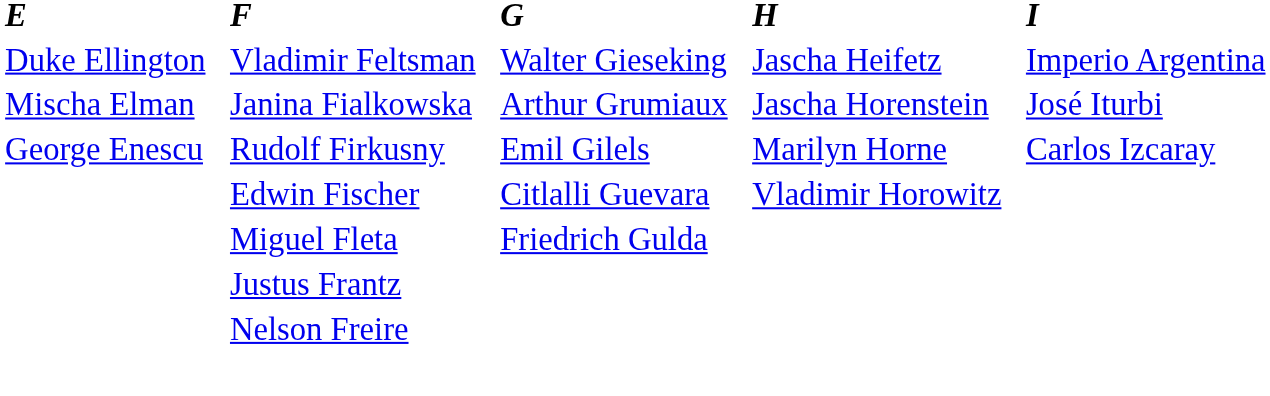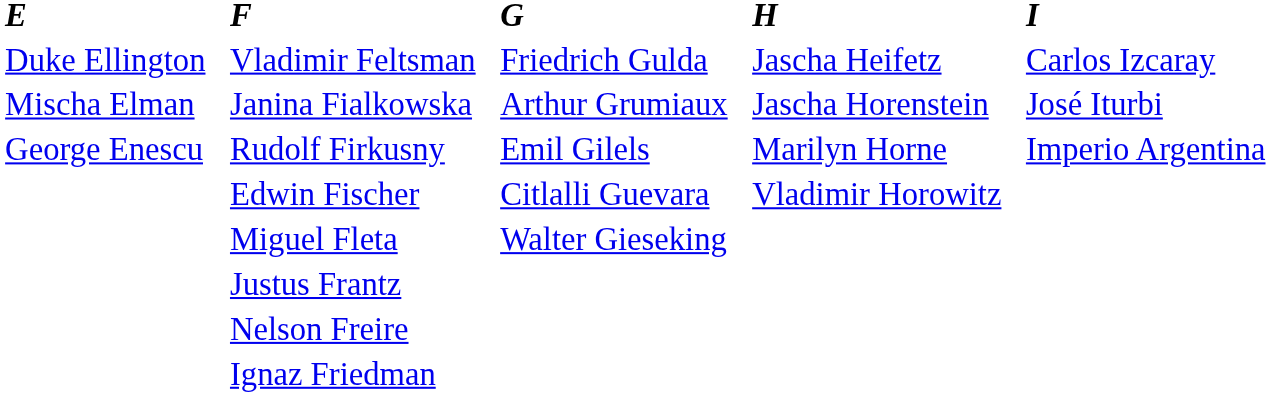(613, 59) Walter Gieseking -> (604, 59) Friedrich Gulda
(1146, 59) Imperio Argentina -> (1121, 59) Carlos Izcaray
(1121, 149) Carlos Izcaray -> (1146, 149) Imperio Argentina
(604, 239) Friedrich Gulda -> (613, 239) Walter Gieseking
+ row: (333, 374)
